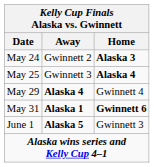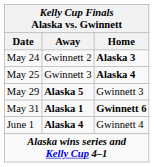(64, 91) Alaska 4 -> (64, 91) Alaska 5
(120, 91) Gwinnett 4 -> (120, 91) Gwinnett 3
(64, 125) Alaska 5 -> (64, 125) Alaska 4
(120, 125) Gwinnett 3 -> (120, 125) Gwinnett 4
